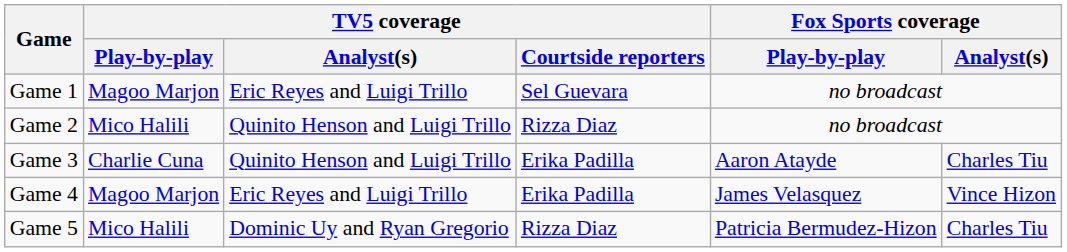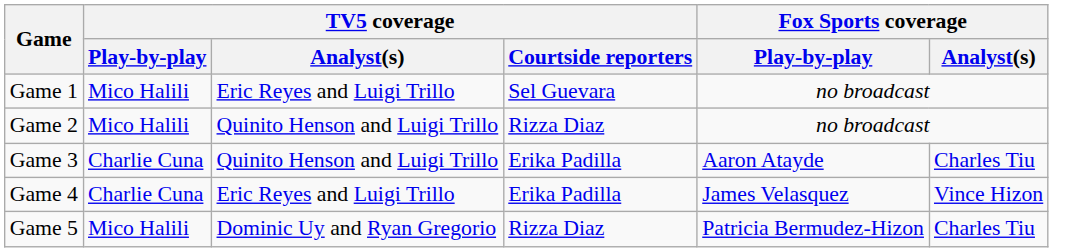(154, 90) Magoo Marjon -> (138, 90) Mico Halili
(154, 194) Magoo Marjon -> (146, 194) Charlie Cuna
